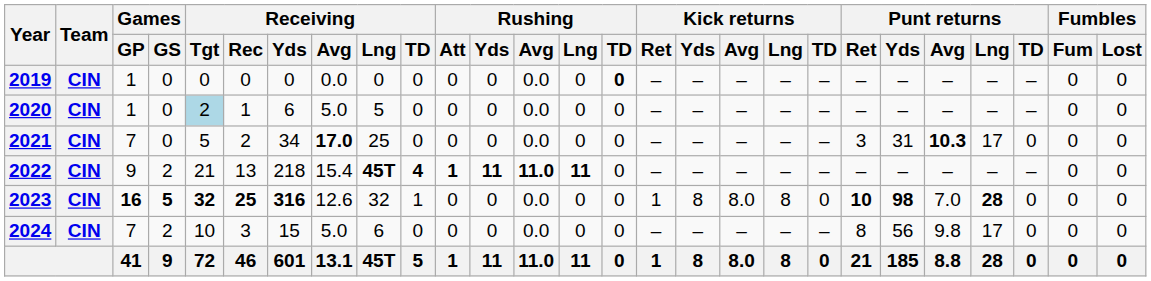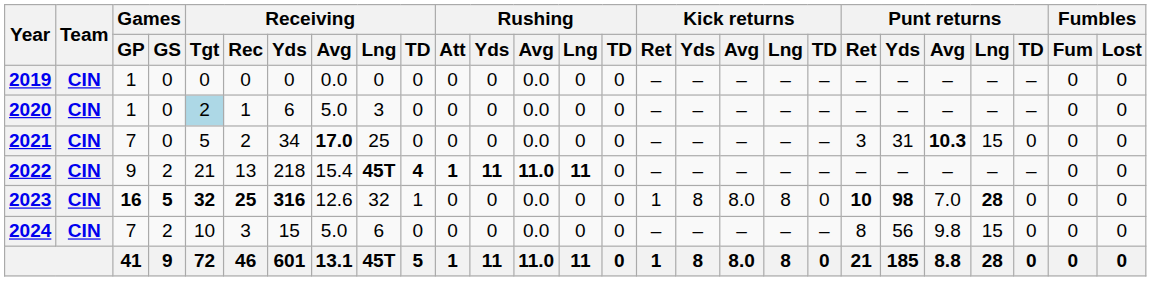(619, 79) bold -> (619, 79) normal
(379, 110) 5 -> (379, 110) 3
(992, 140) 17 -> (992, 140) 15
(992, 230) 17 -> (992, 230) 15
